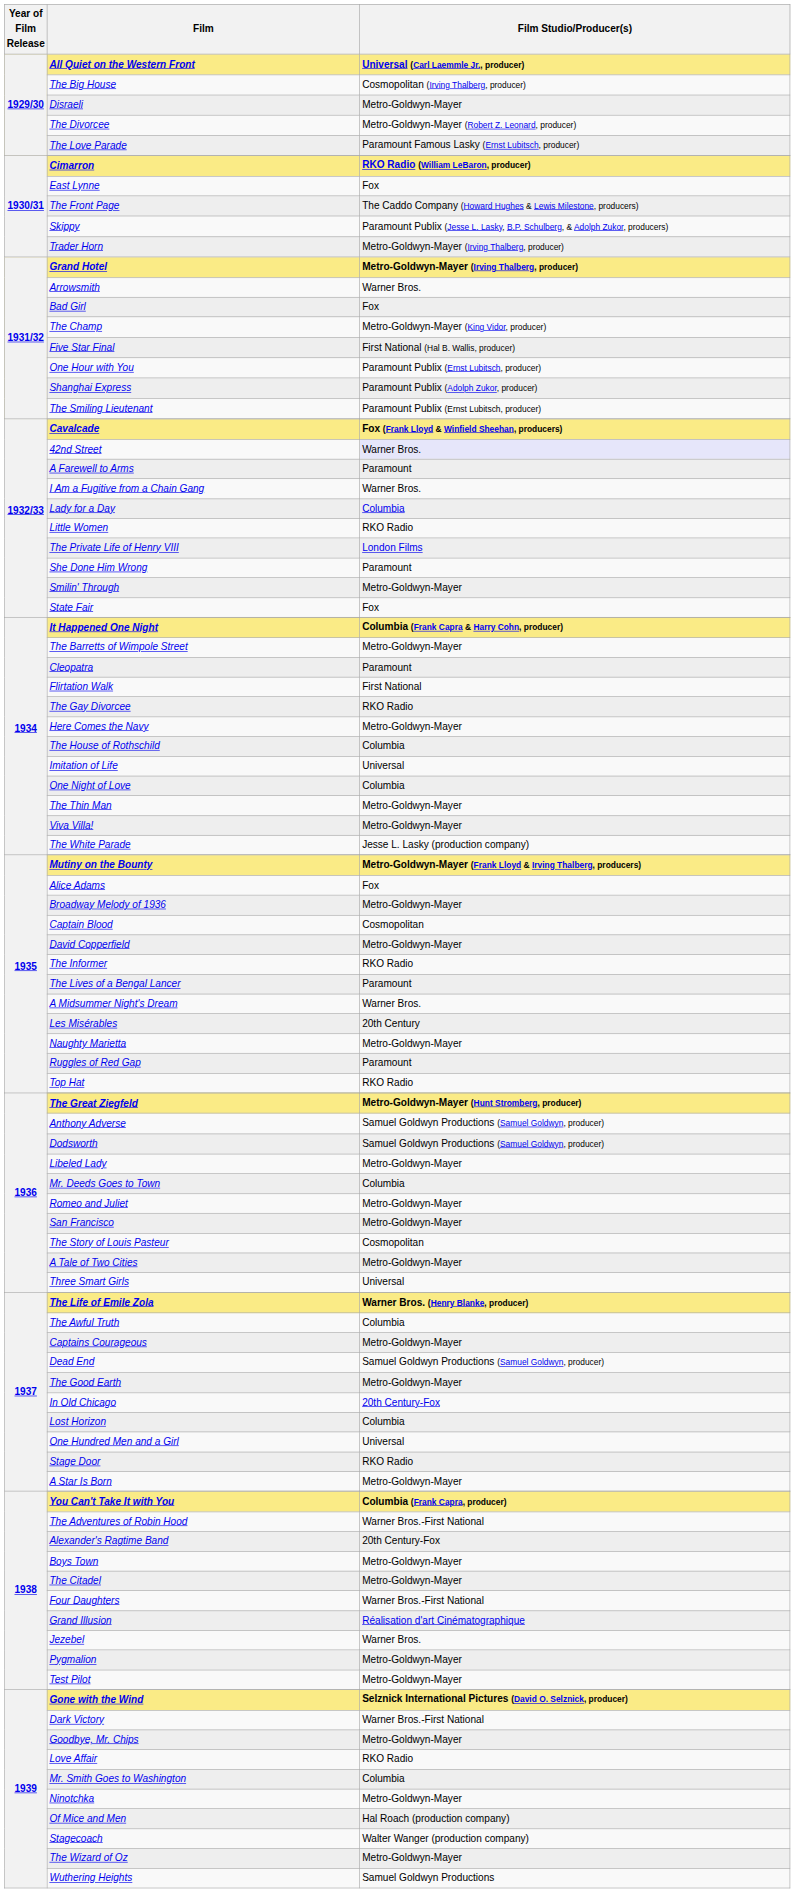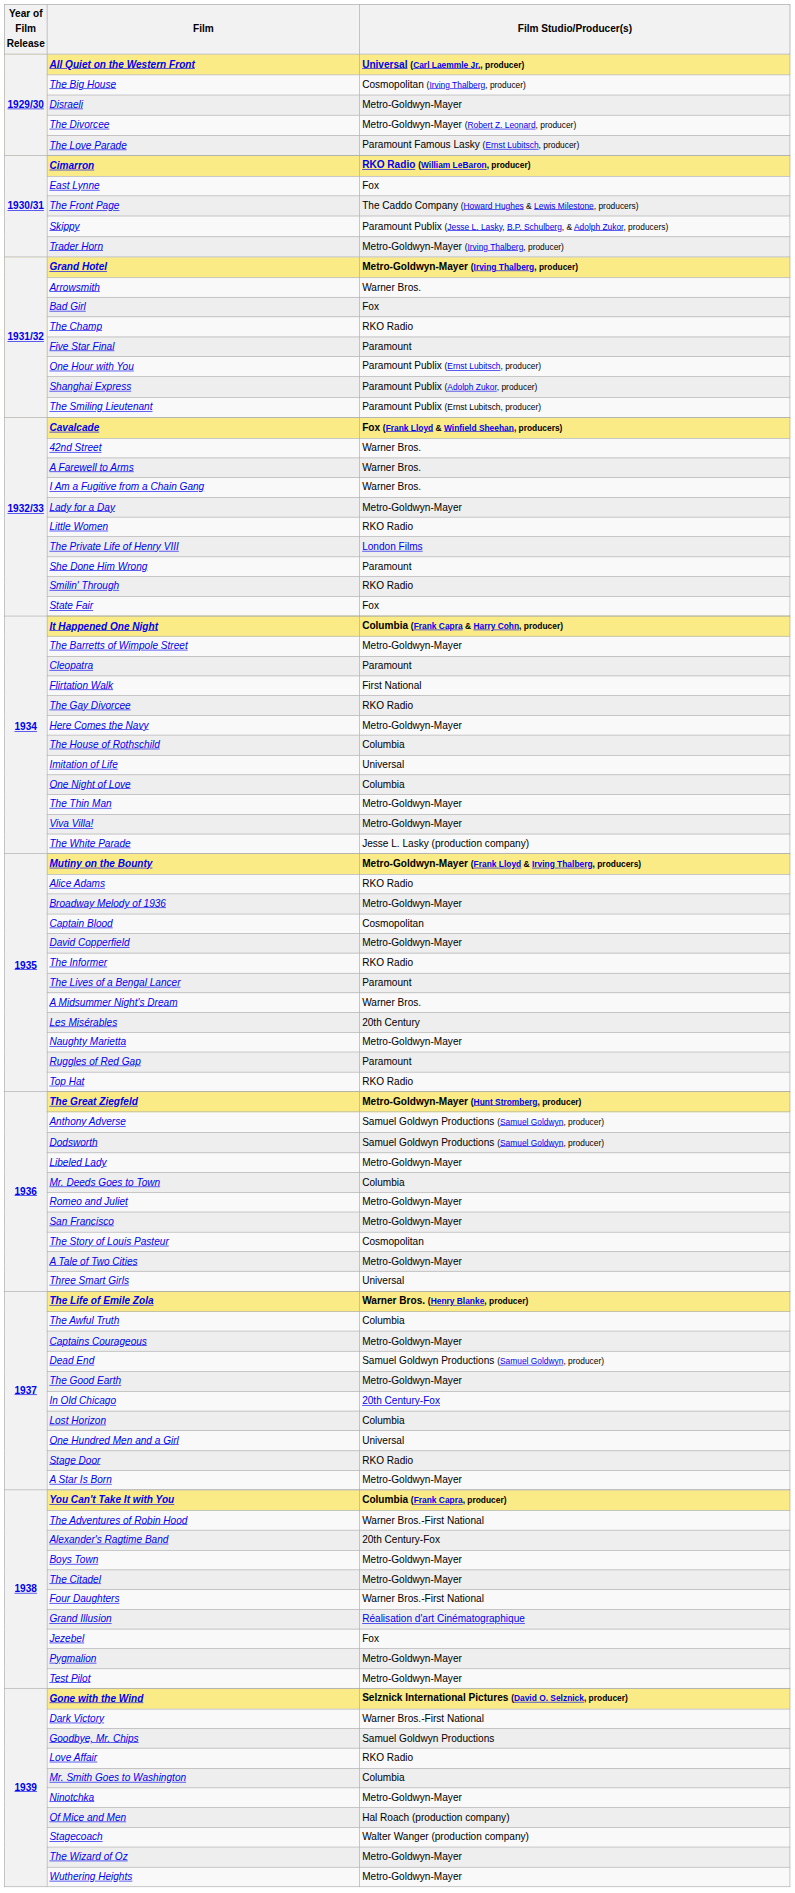(454, 327) Metro-Goldwyn-Mayer (King Vidor, producer) -> (388, 327) RKO Radio
(439, 347) First National (Hal B. Wallis, producer) -> (387, 346) Paramount
(392, 449) lavender background -> (392, 448) no background
(387, 469) Paramount -> (392, 467) Warner Bros.
(383, 508) Columbia -> (412, 507) Metro-Goldwyn-Mayer
(412, 587) Metro-Goldwyn-Mayer -> (388, 586) RKO Radio
(371, 885) Fox -> (388, 884) RKO Radio
(392, 1640) Warner Bros. -> (371, 1639) Fox
(412, 1739) Metro-Goldwyn-Mayer -> (428, 1738) Samuel Goldwyn Productions
(428, 1878) Samuel Goldwyn Productions -> (412, 1876) Metro-Goldwyn-Mayer
